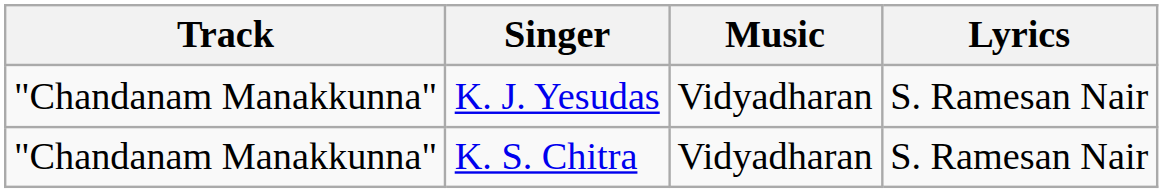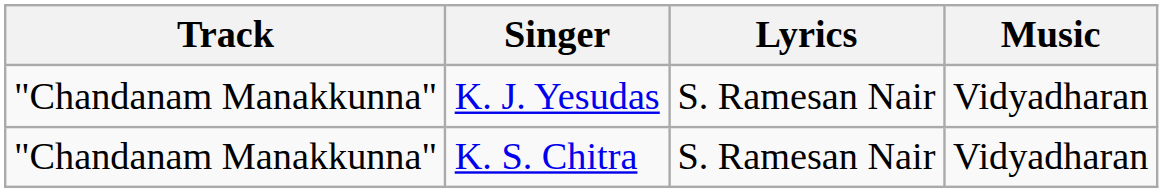columns swapped: (1019, 34) <-> (775, 34)
